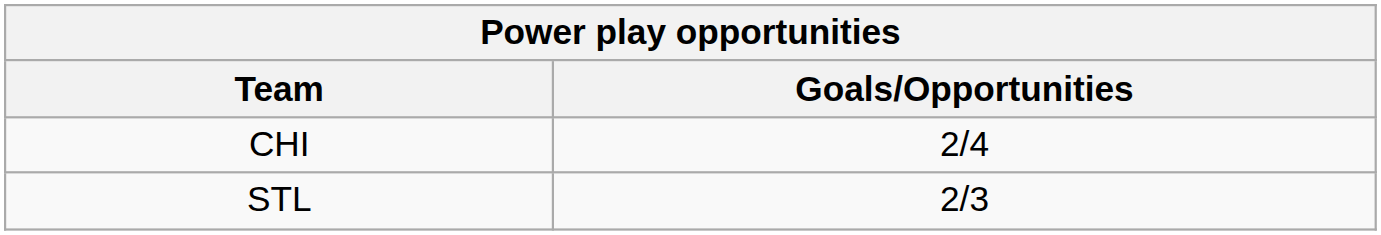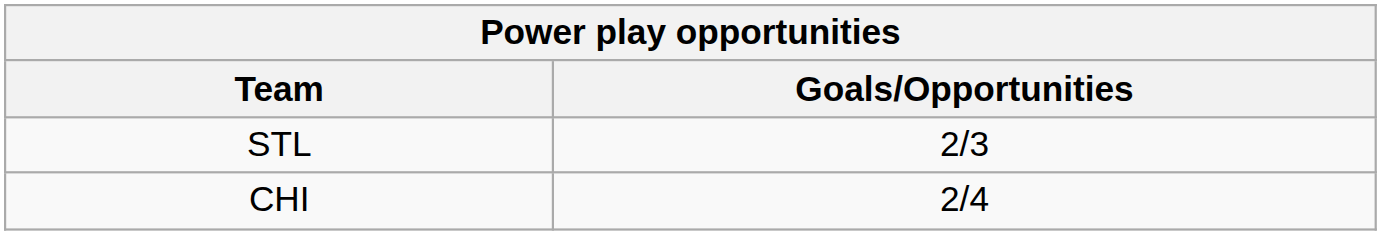rows swapped: (279, 199) <-> (279, 144)
